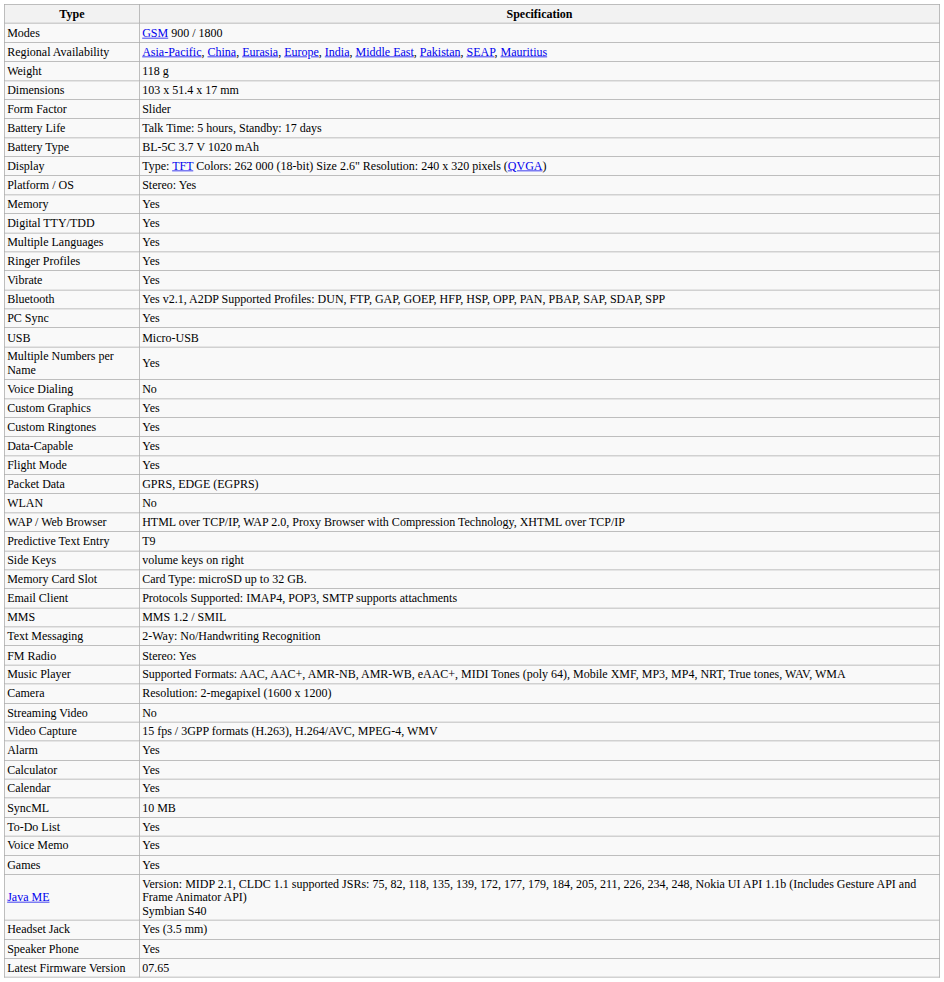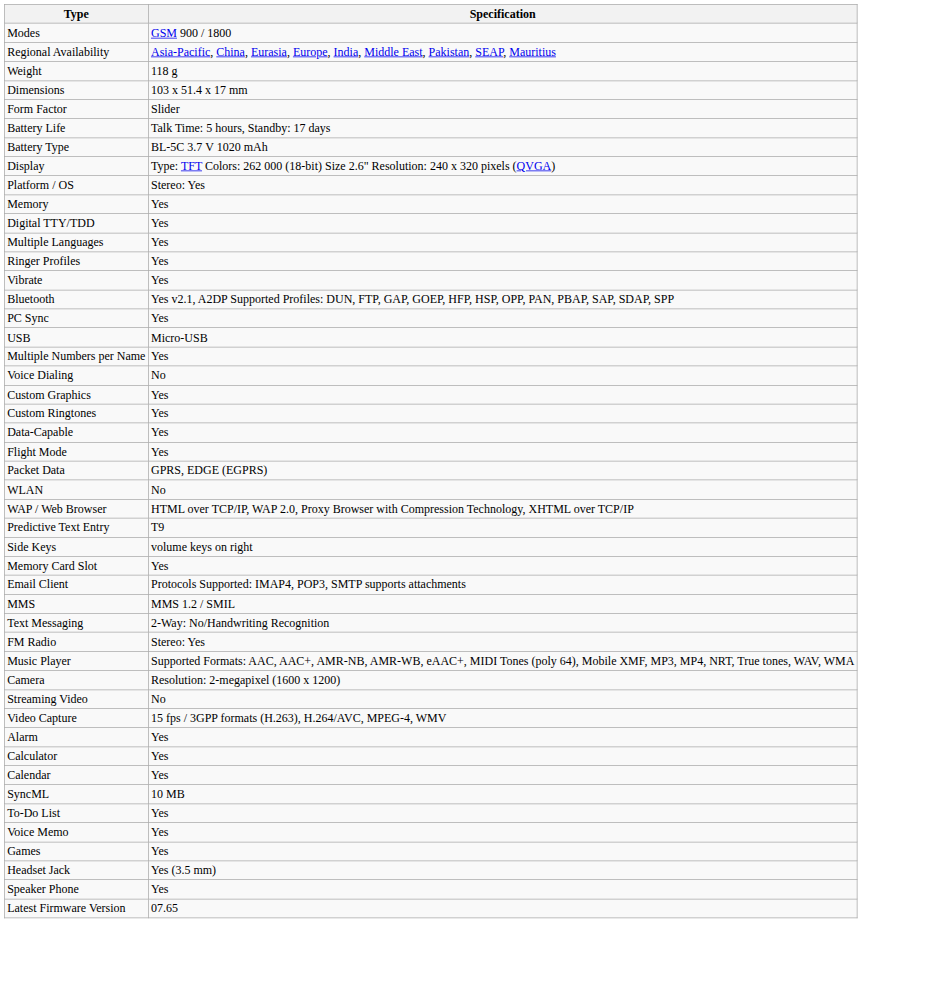(224, 579) Card Type: microSD up to 32 GB. -> (160, 565) Yes
- row: (28, 897)
